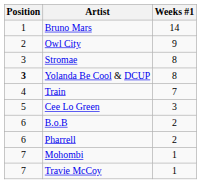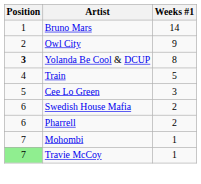- row: (61, 59)
(174, 91) 7 -> (174, 75) 5
- row: (56, 123)
+ row: (88, 107)
(23, 170) no background -> (23, 154) lightgreen background
